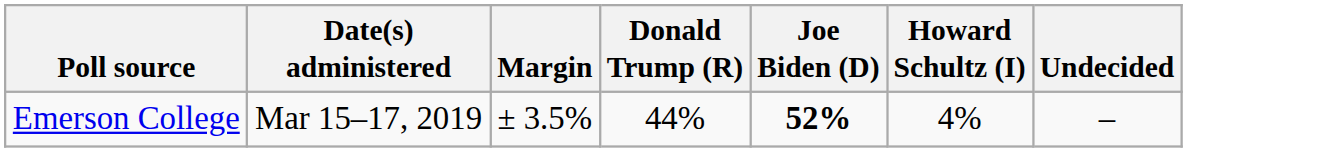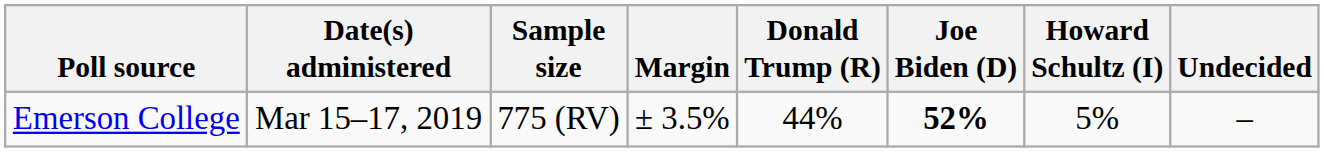+ column: (559, 48)
(960, 118) 4% -> (1097, 118) 5%
